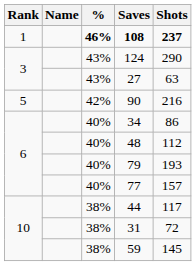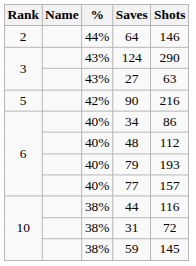- row: (134, 36)
+ row: (132, 36)
(172, 206) 117 -> (170, 206) 116
